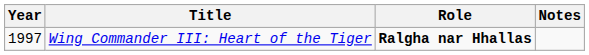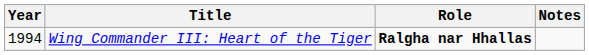(25, 39) 1997 -> (25, 39) 1994
